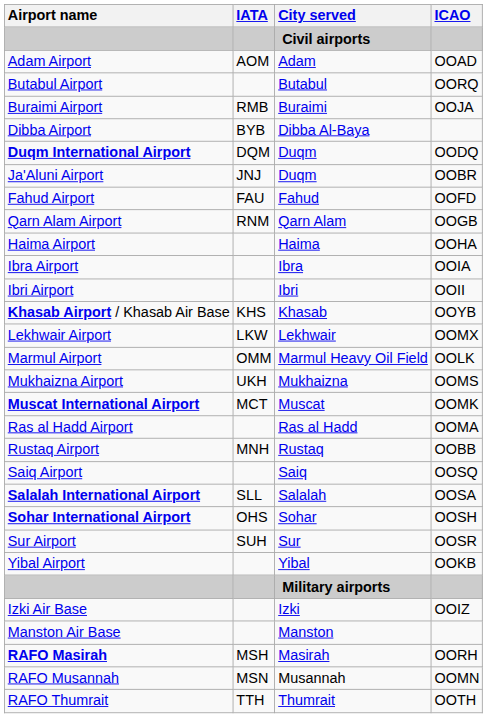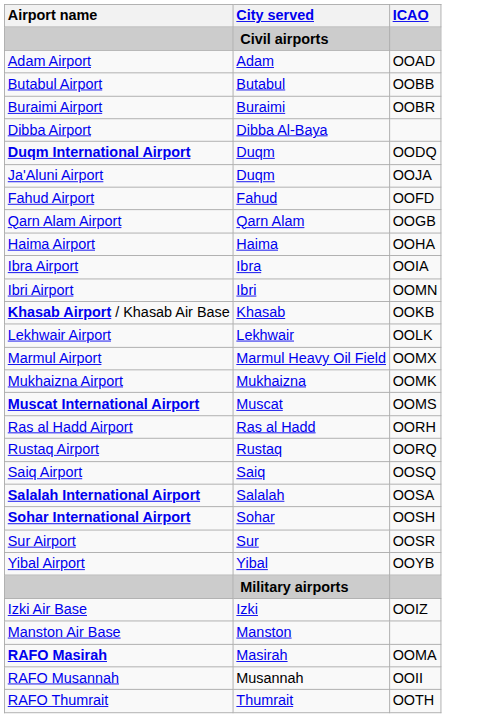- column: (252, 15)
(456, 84) OORQ -> (413, 84) OOBB
(454, 107) OOJA -> (414, 107) OOBR
(456, 175) OOBR -> (412, 175) OOJA
(450, 289) OOII -> (415, 289) OOMN
(455, 312) OOYB -> (413, 312) OOKB
(456, 335) OOMX -> (413, 335) OOLK
(454, 358) OOLK -> (415, 358) OOMX
(456, 381) OOMS -> (415, 381) OOMK
(456, 404) OOMK -> (415, 404) OOMS
(456, 426) OOMA -> (414, 426) OORH
(455, 449) OOBB -> (415, 449) OORQ
(455, 564) OOKB -> (413, 564) OOYB
(456, 655) OORH -> (415, 655) OOMA
(457, 678) OOMN -> (408, 678) OOII
